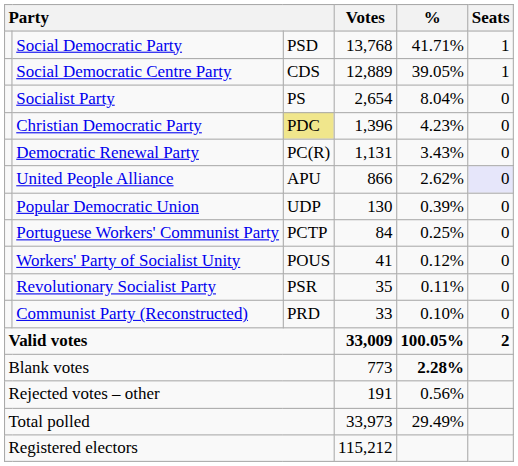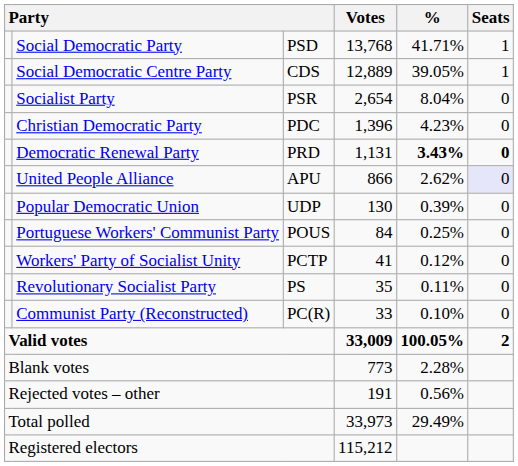(296, 98) PS -> (302, 98) PSR
(303, 125) khaki background -> (303, 125) no background
(309, 152) PC(R) -> (303, 152) PRD
(442, 152) normal -> (441, 152) bold
(505, 152) normal -> (505, 152) bold
(307, 233) PCTP -> (309, 233) POUS
(309, 260) POUS -> (307, 260) PCTP
(302, 286) PSR -> (296, 286) PS
(303, 313) PRD -> (309, 313) PC(R)
(441, 367) bold -> (442, 367) normal
